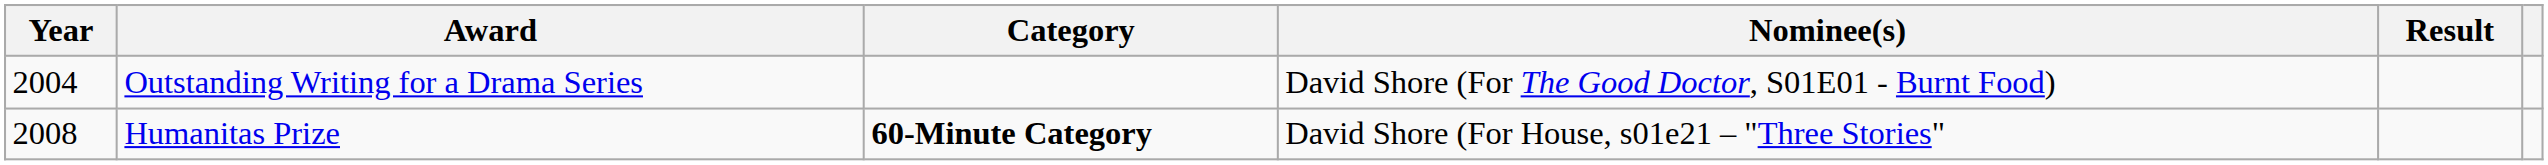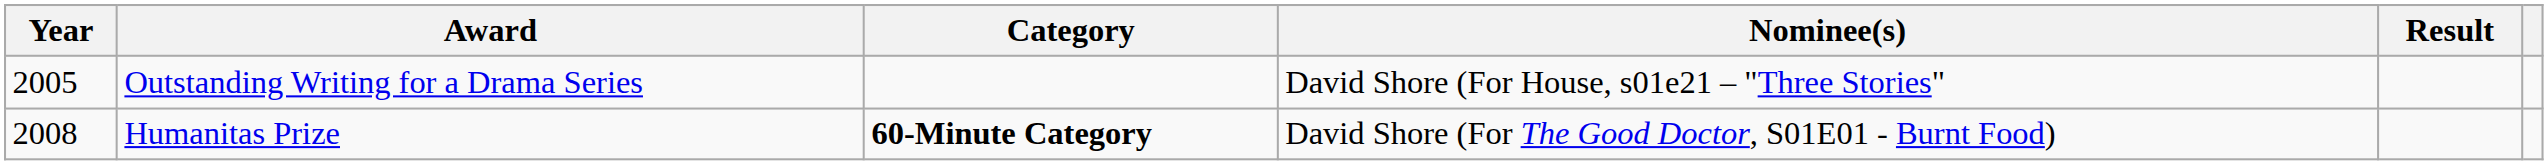(45, 81) 2004 -> (45, 81) 2005
(1670, 81) David Shore (For The Good Doctor, S01E01 - Burnt Food) -> (1615, 81) David Shore (For House, s01e21 – "Three Stories"
(1615, 133) David Shore (For House, s01e21 – "Three Stories" -> (1670, 133) David Shore (For The Good Doctor, S01E01 - Burnt Food)
